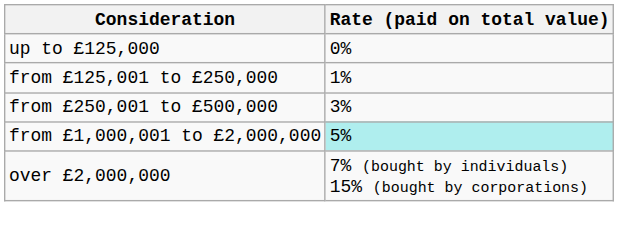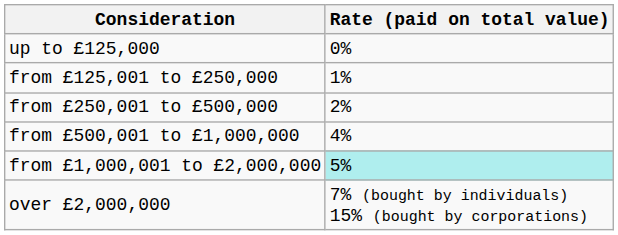(340, 107) 3% -> (340, 107) 2%
+ row: (154, 136)
